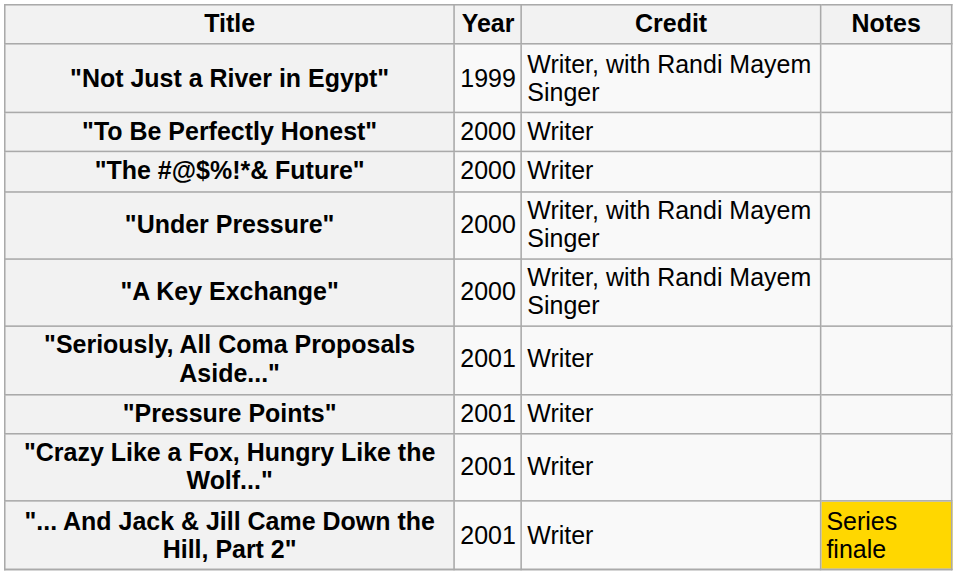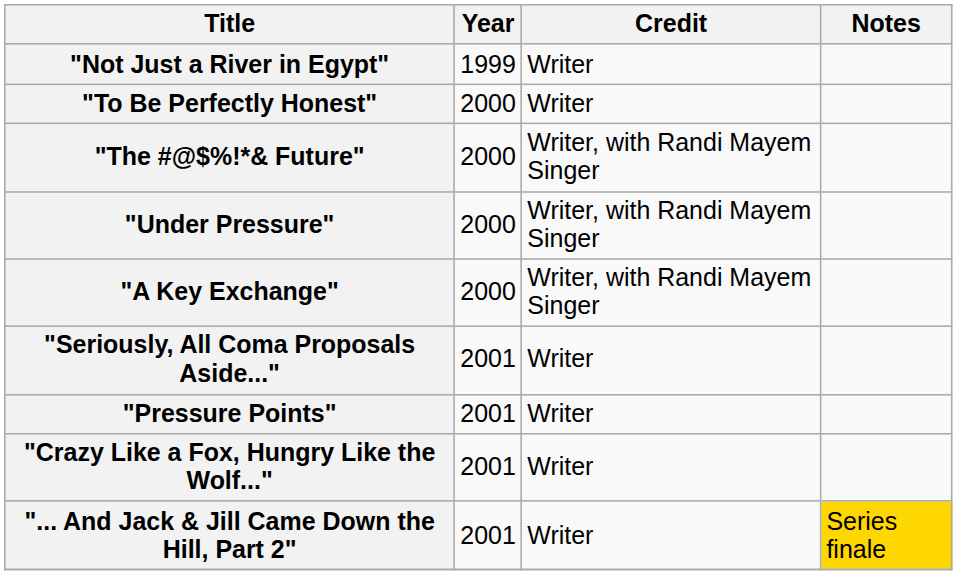(669, 77) Writer, with Randi Mayem Singer -> (560, 63) Writer
(560, 171) Writer -> (669, 157) Writer, with Randi Mayem Singer
